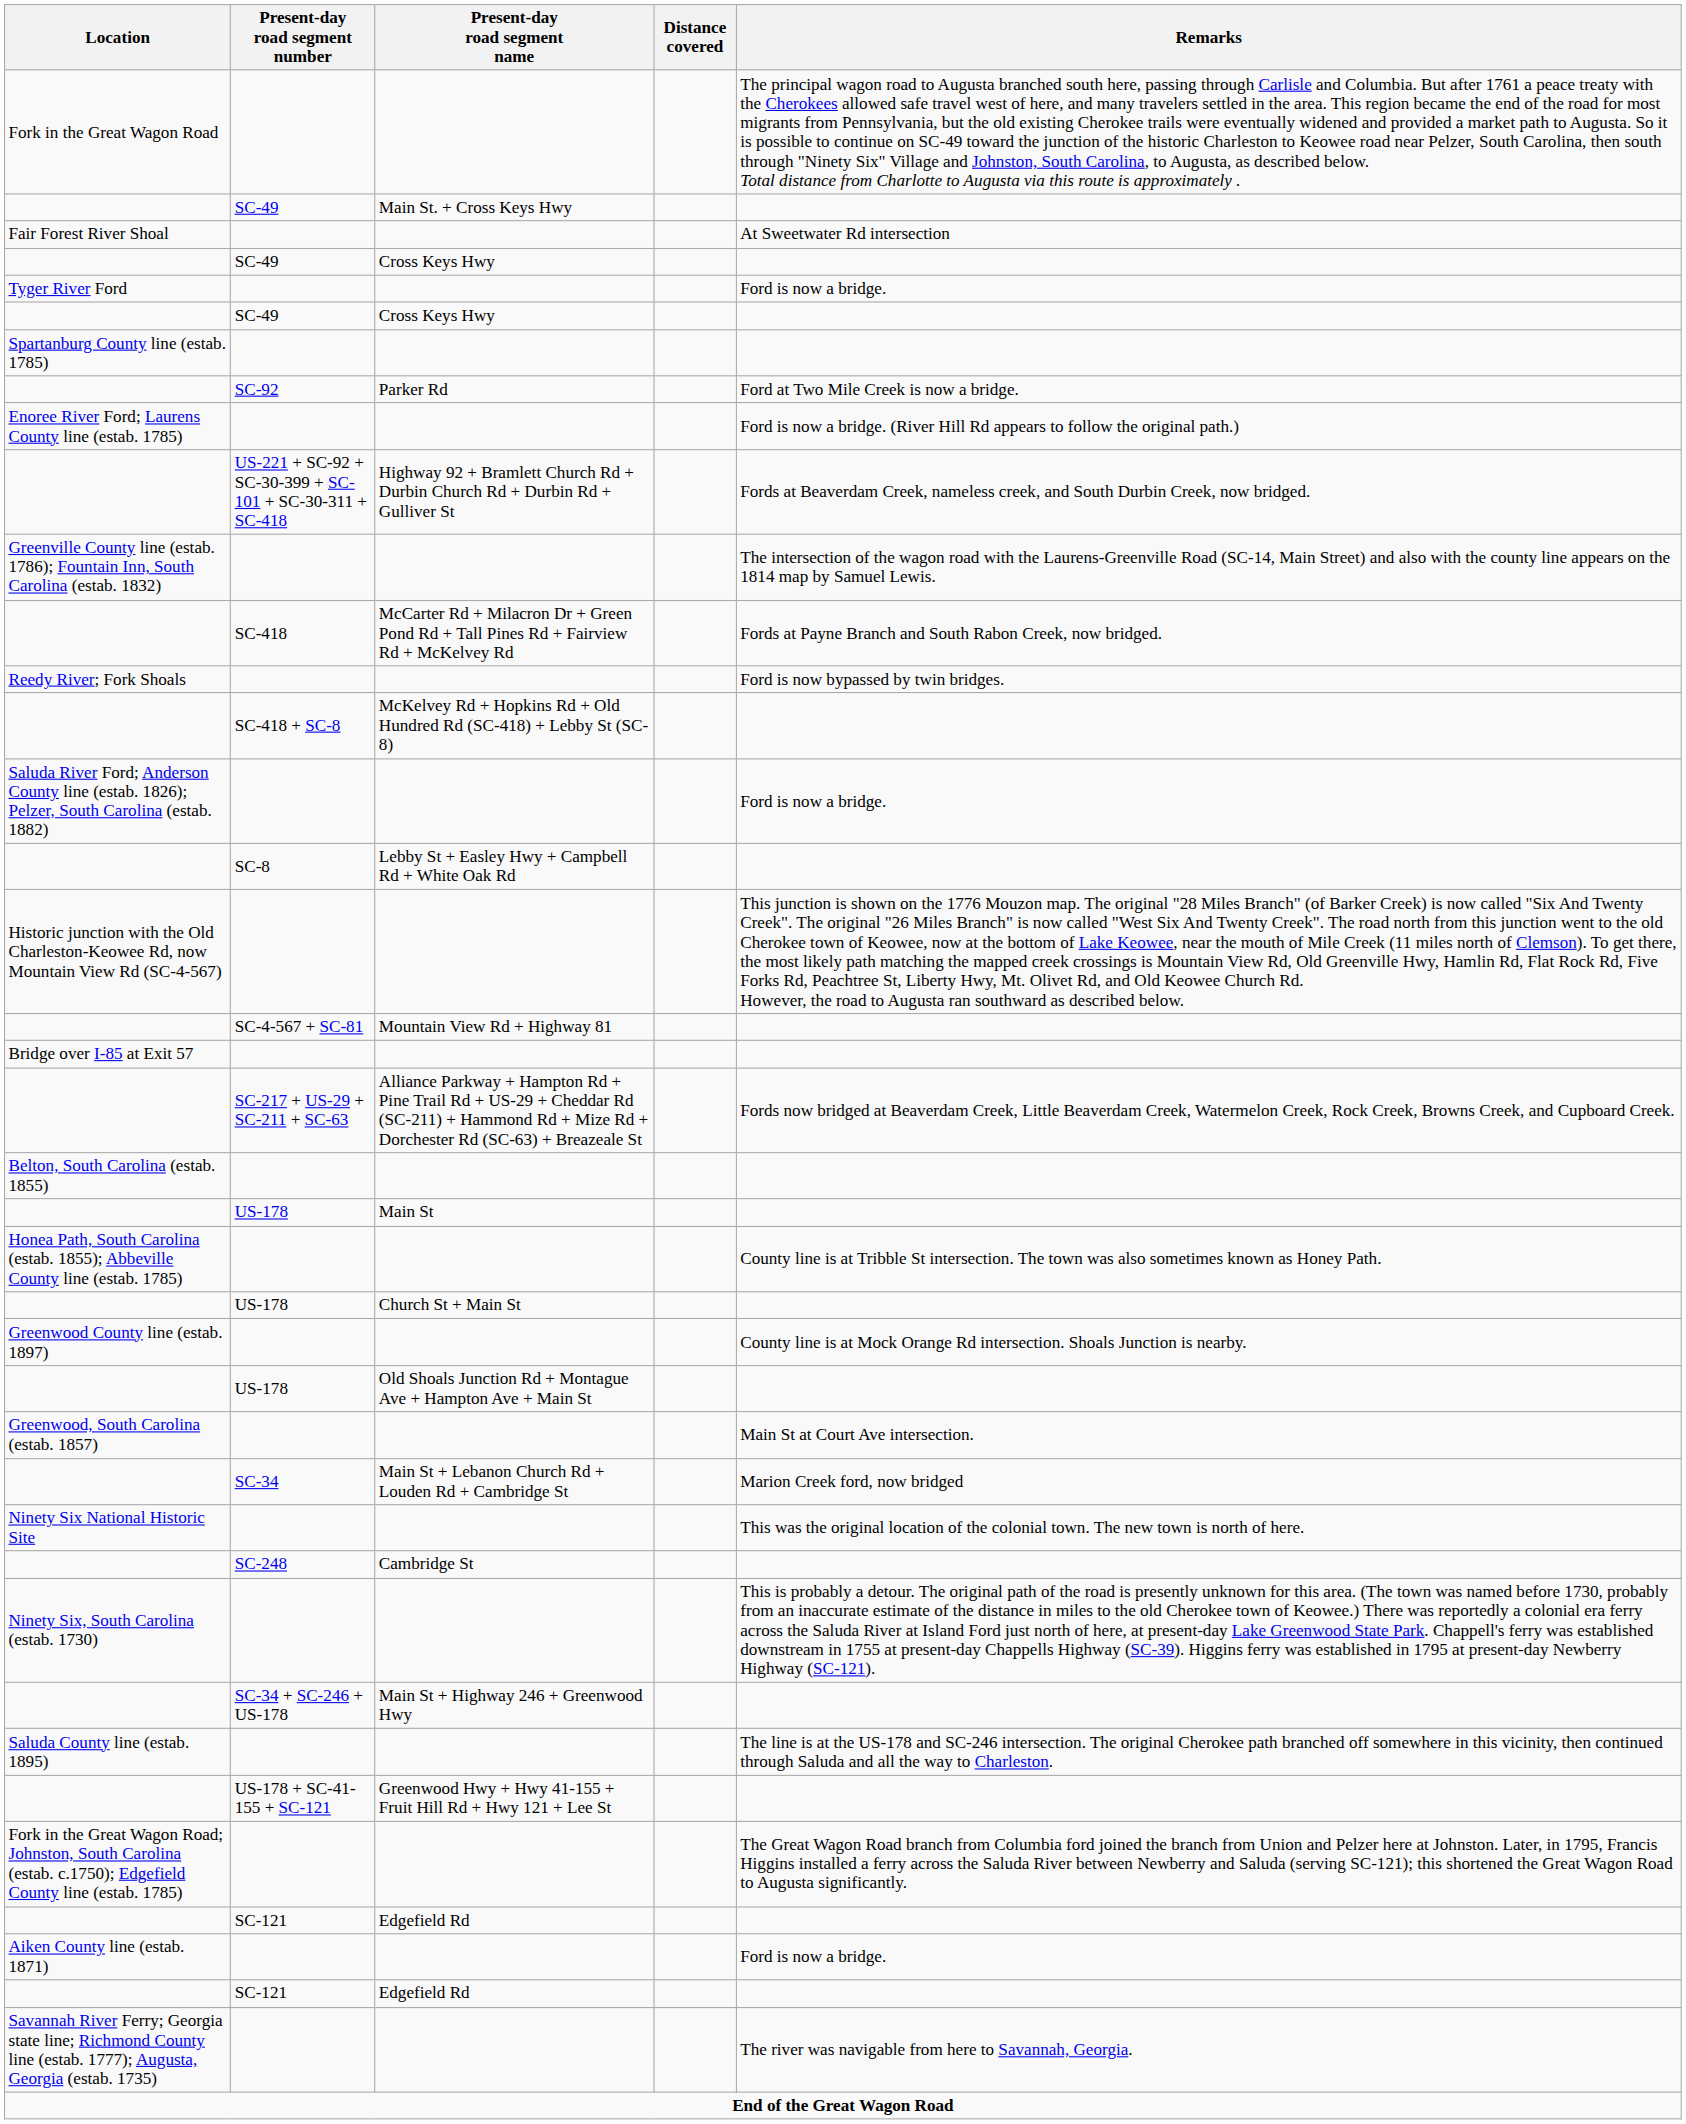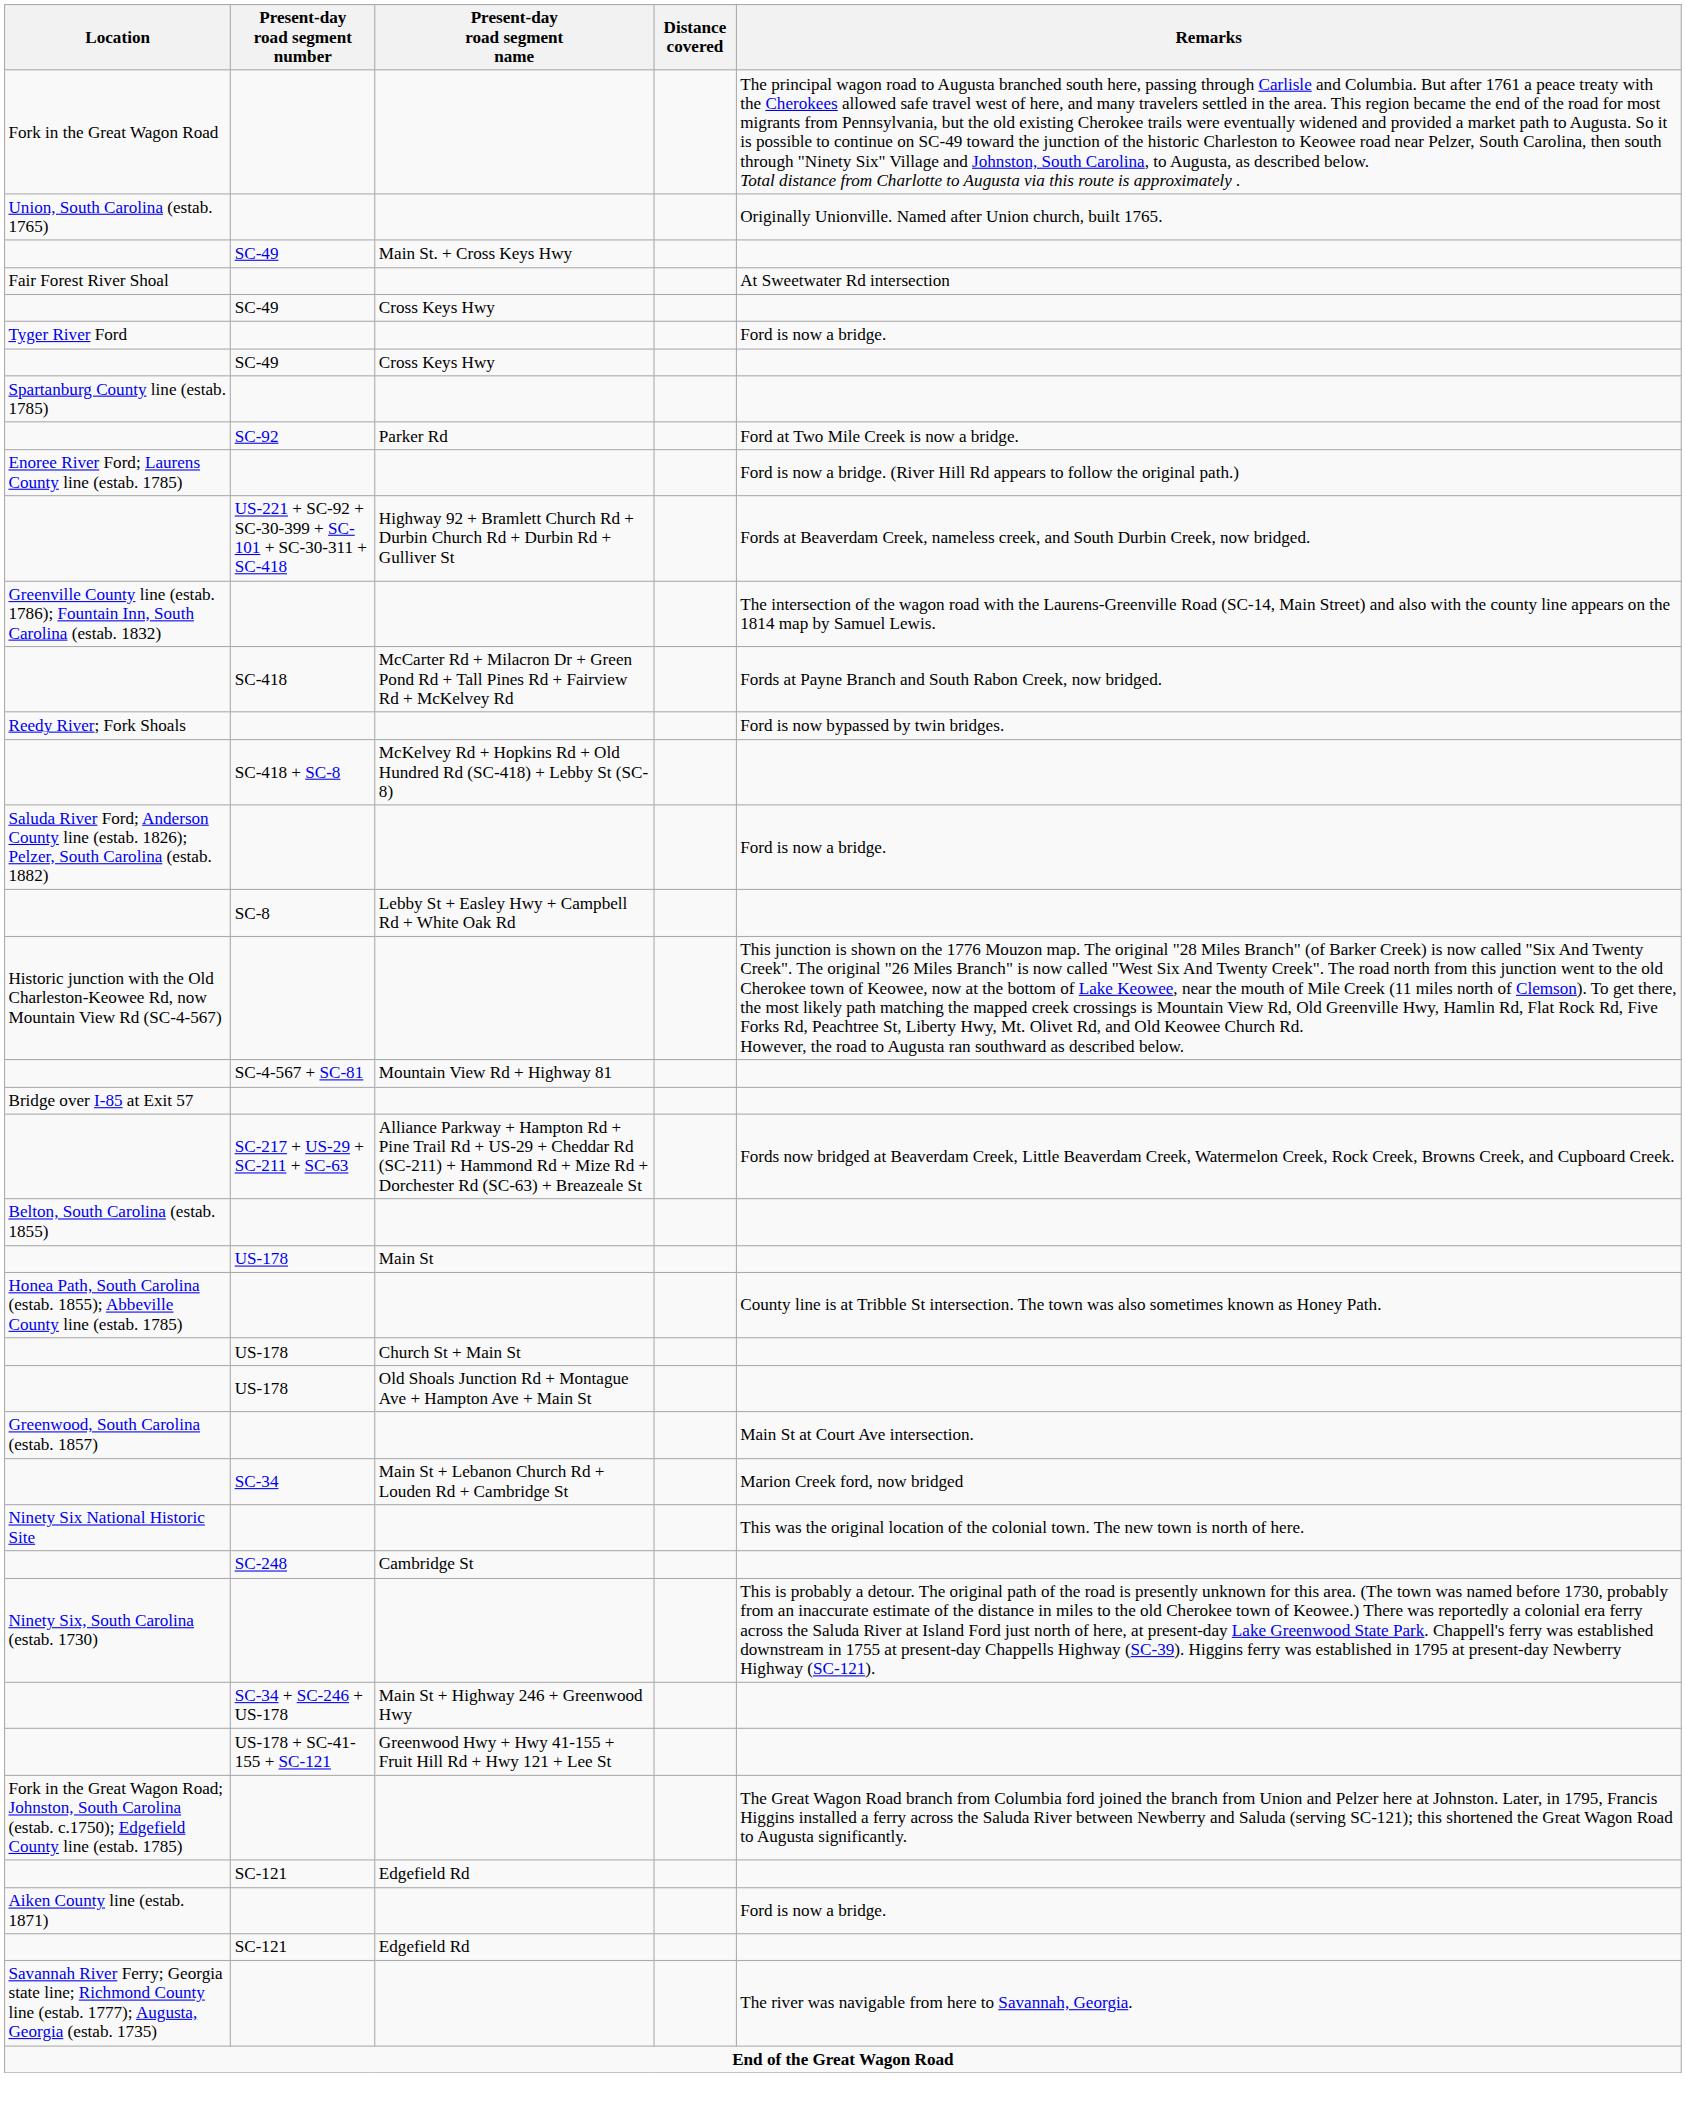+ row: (110, 216)
- row: (115, 1342)
- row: (99, 1751)
